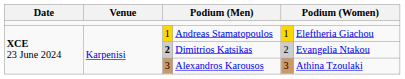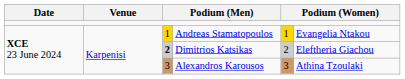(335, 33) Eleftheria Giachou -> (333, 33) Evangelia Ntakou
(333, 49) Evangelia Ntakou -> (335, 49) Eleftheria Giachou
